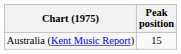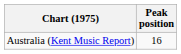(157, 40) 15 -> (157, 40) 16
